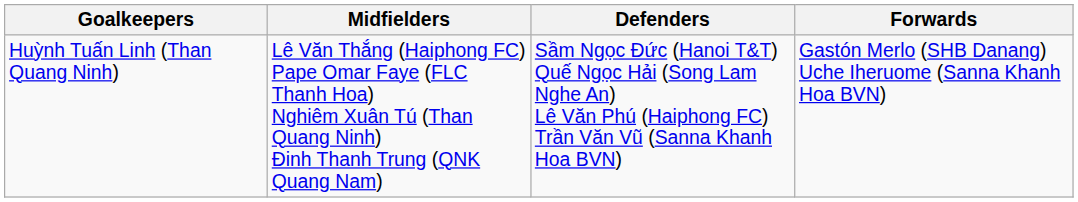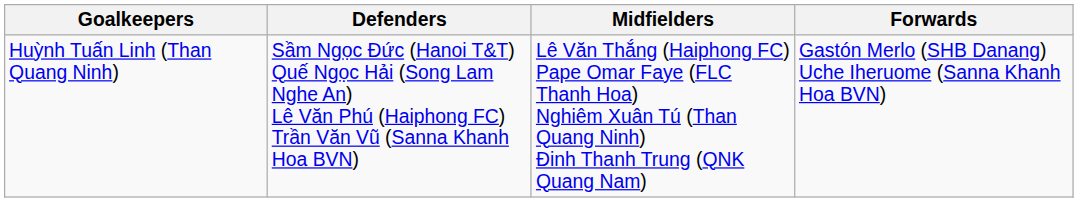columns swapped: (662, 19) <-> (399, 19)
